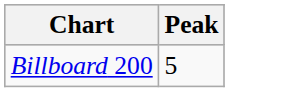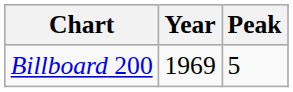+ column: (190, 24)
